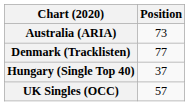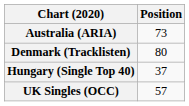(161, 52) 77 -> (161, 52) 80
